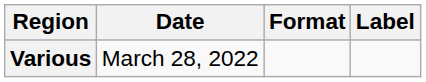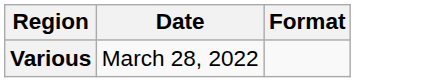- column: (385, 22)
